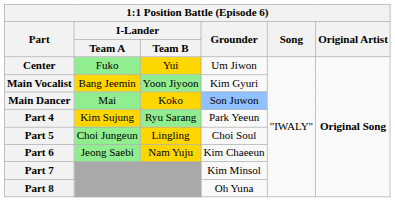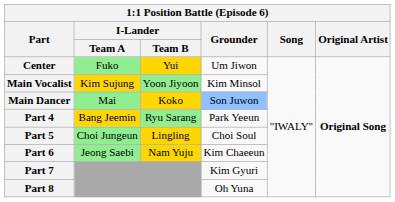(107, 83) Bang Jeemin -> (107, 83) Kim Sujung
(234, 83) Kim Gyuri -> (234, 83) Kim Minsol
(107, 118) Kim Sujung -> (107, 118) Bang Jeemin
(234, 170) Kim Minsol -> (234, 170) Kim Gyuri
